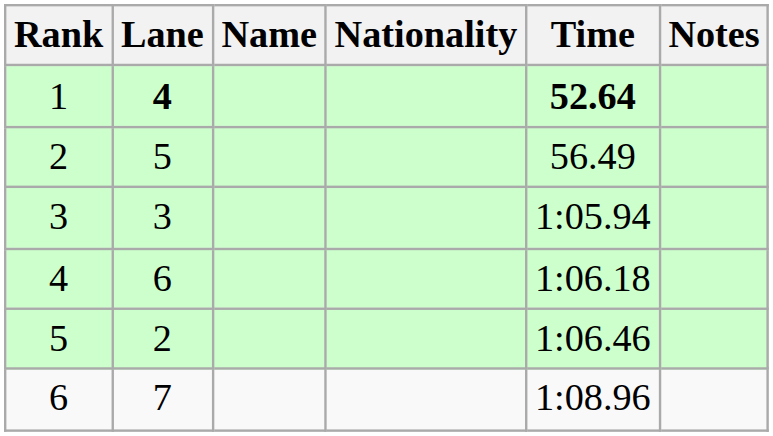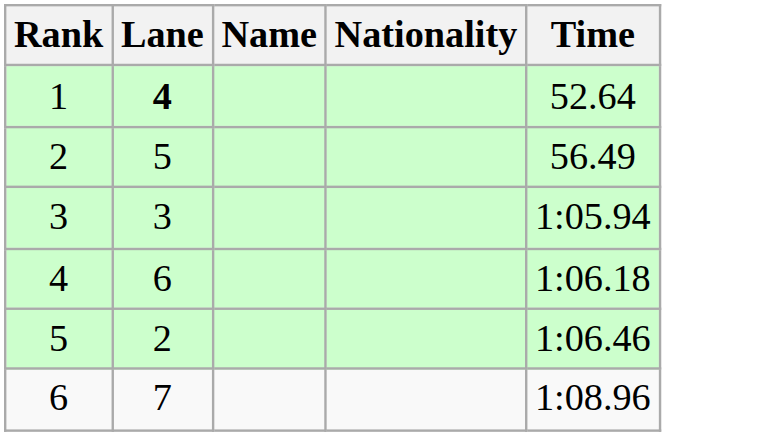- column: (714, 34)
(593, 95) bold -> (593, 95) normal
